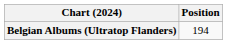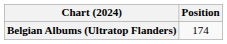(201, 30) 194 -> (201, 30) 174
